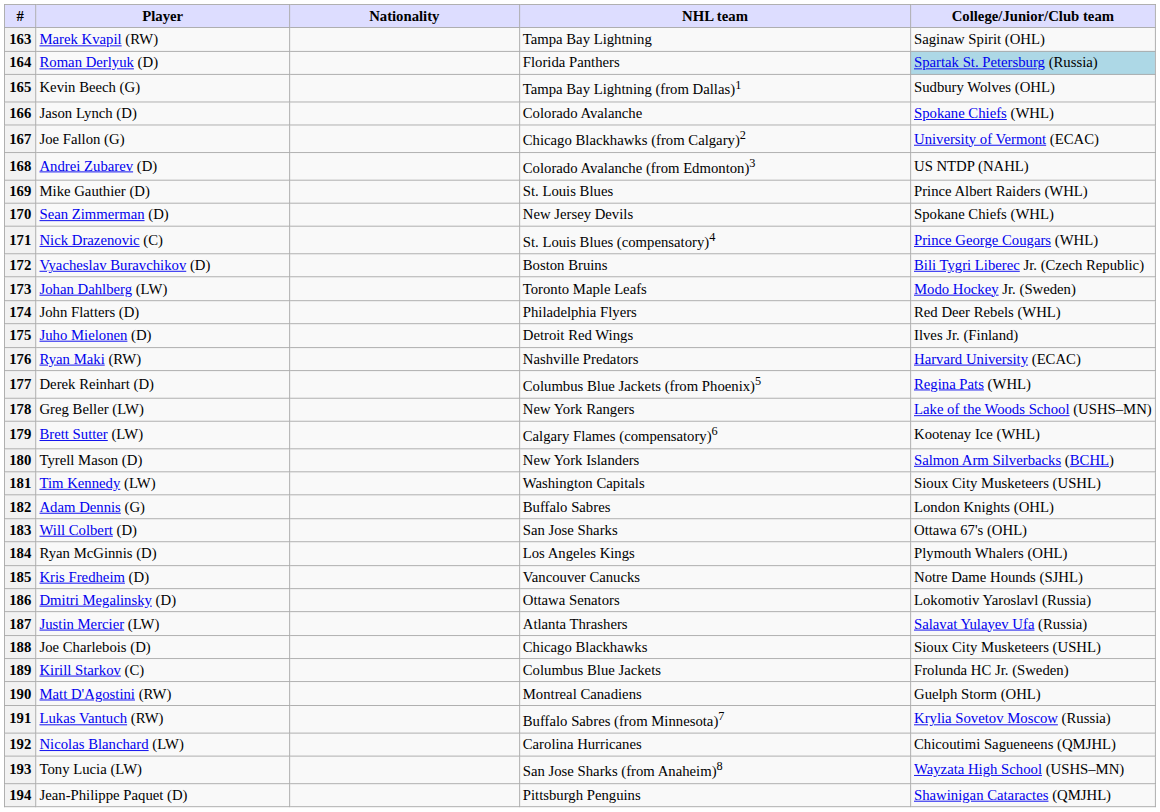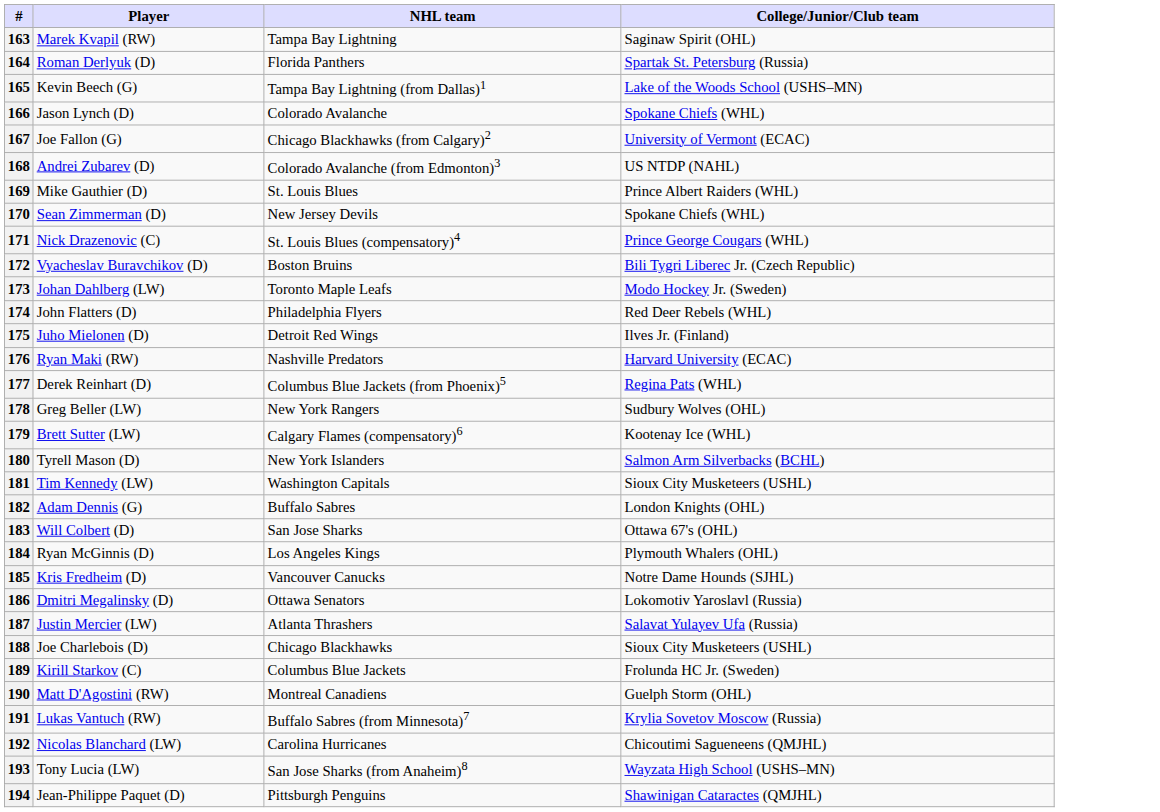- column: (404, 16)
(1006, 62) lightblue background -> (716, 62) no background
(984, 88) Sudbury Wolves (OHL) -> (743, 88) Lake of the Woods School (USHS–MN)
(1033, 409) Lake of the Woods School (USHS–MN) -> (695, 409) Sudbury Wolves (OHL)
